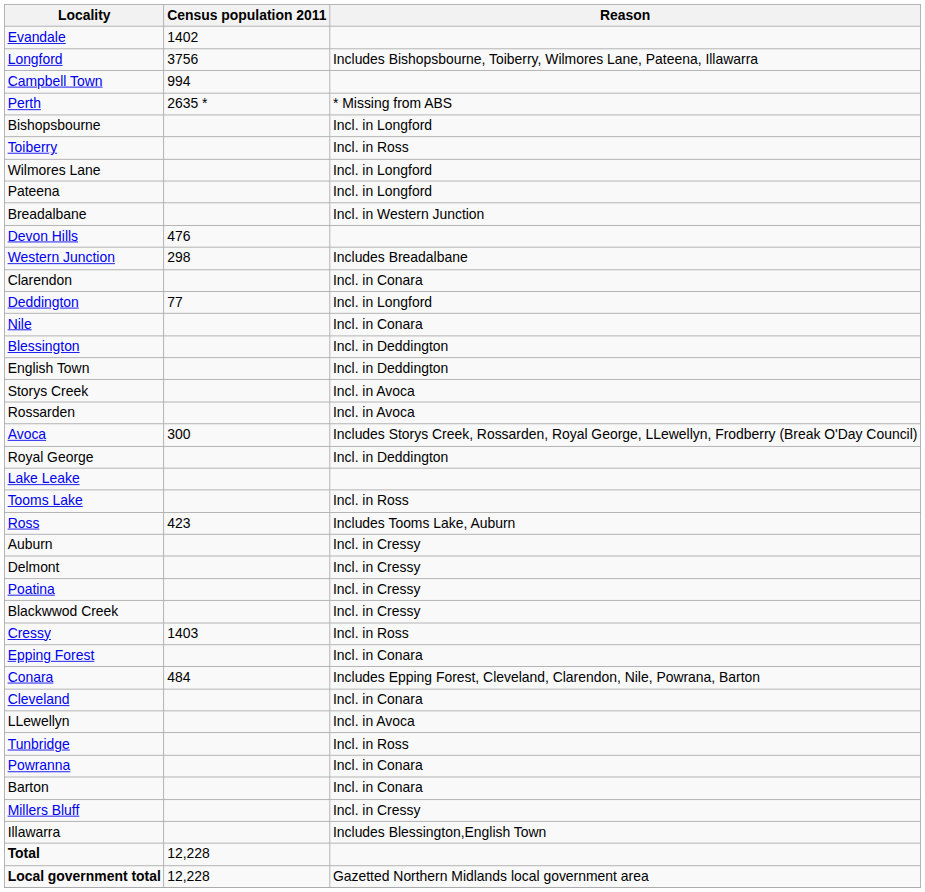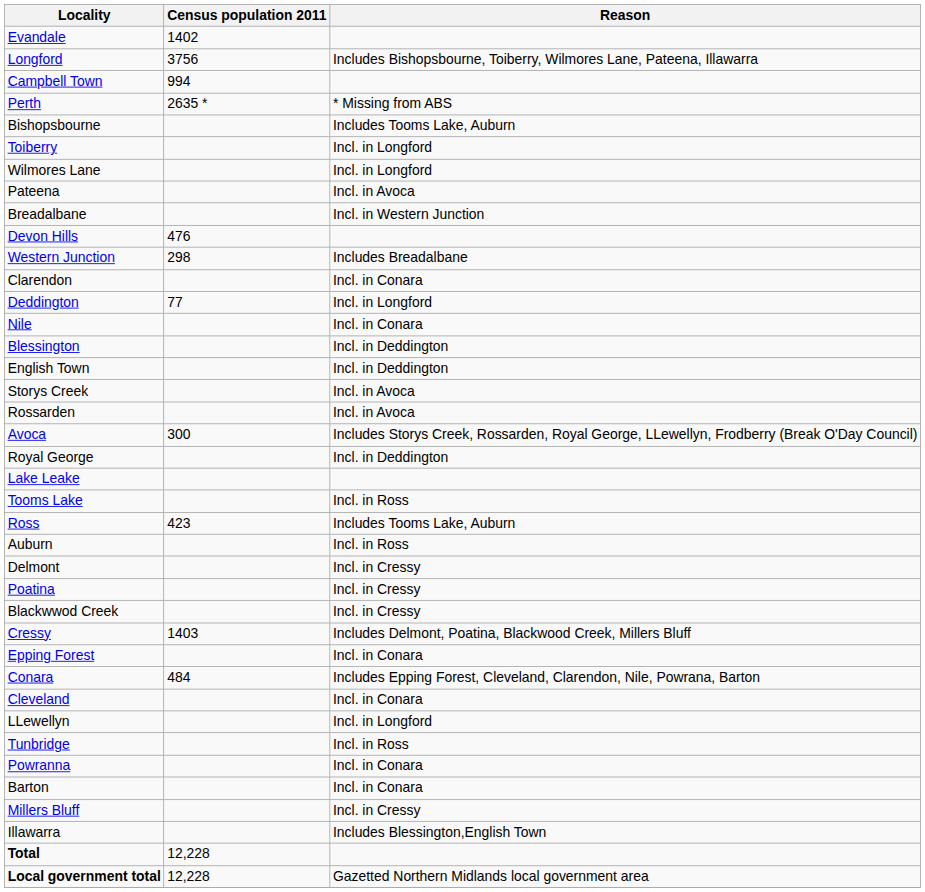(382, 125) Incl. in Longford -> (424, 125) Includes Tooms Lake, Auburn
(371, 147) Incl. in Ross -> (382, 147) Incl. in Longford
(382, 192) Incl. in Longford -> (374, 192) Incl. in Avoca
(377, 545) Incl. in Cressy -> (371, 545) Incl. in Ross
(371, 633) Incl. in Ross -> (512, 633) Includes Delmont, Poatina, Blackwood Creek, Millers Bluff
(374, 721) Incl. in Avoca -> (382, 721) Incl. in Longford
